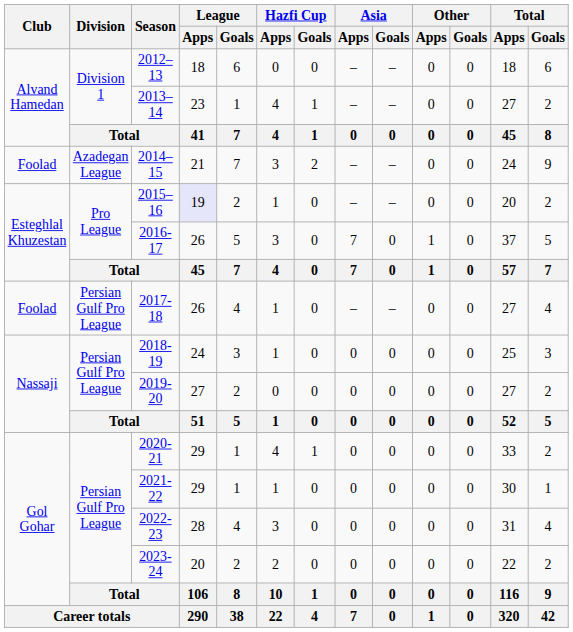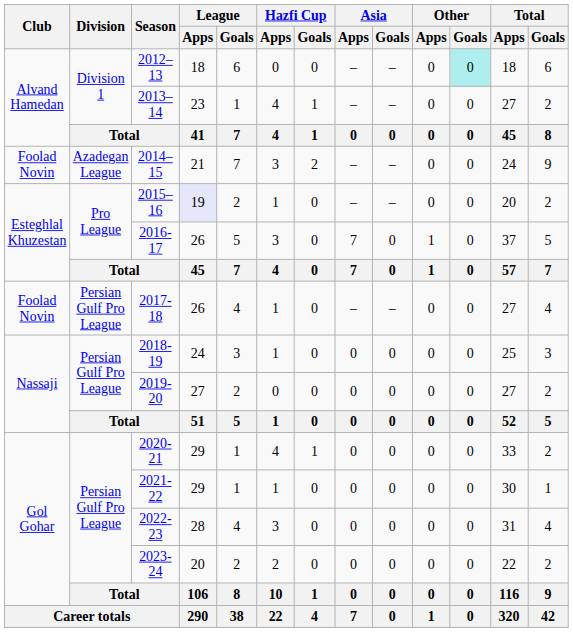(470, 67) no background -> (470, 67) paleturquoise background
(37, 165) Foolad -> (37, 165) Foolad Novin
(37, 308) Foolad -> (37, 308) Foolad Novin
